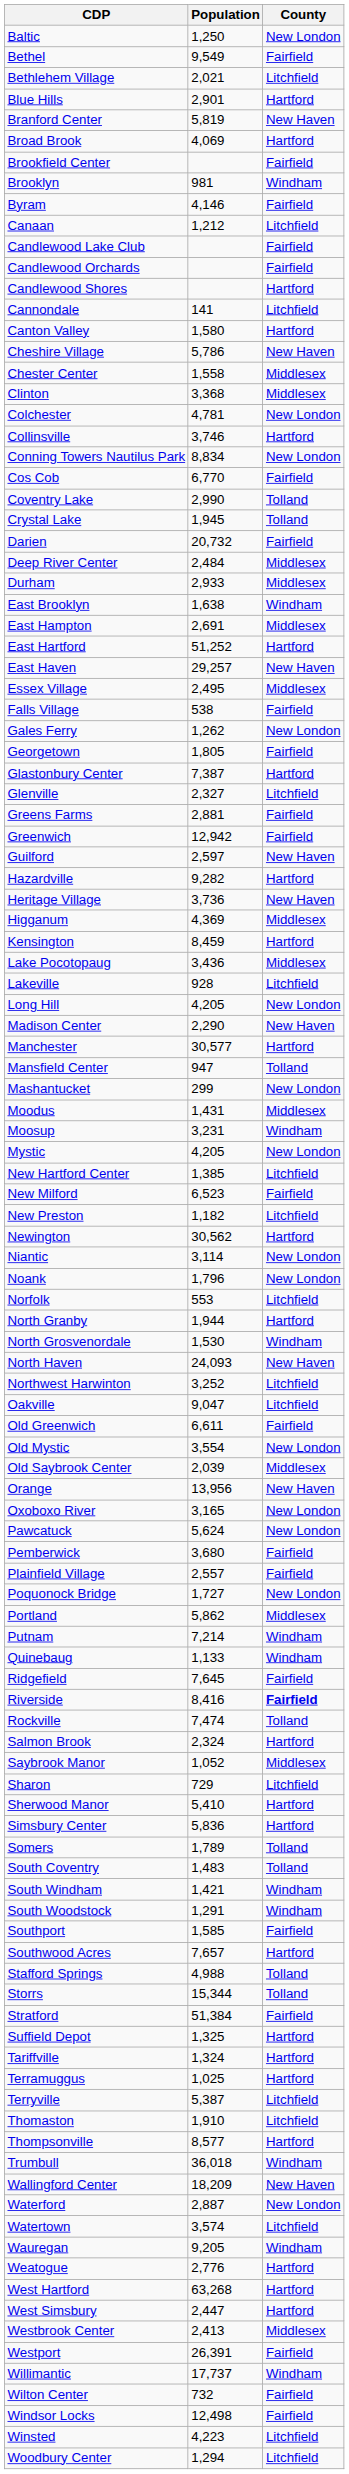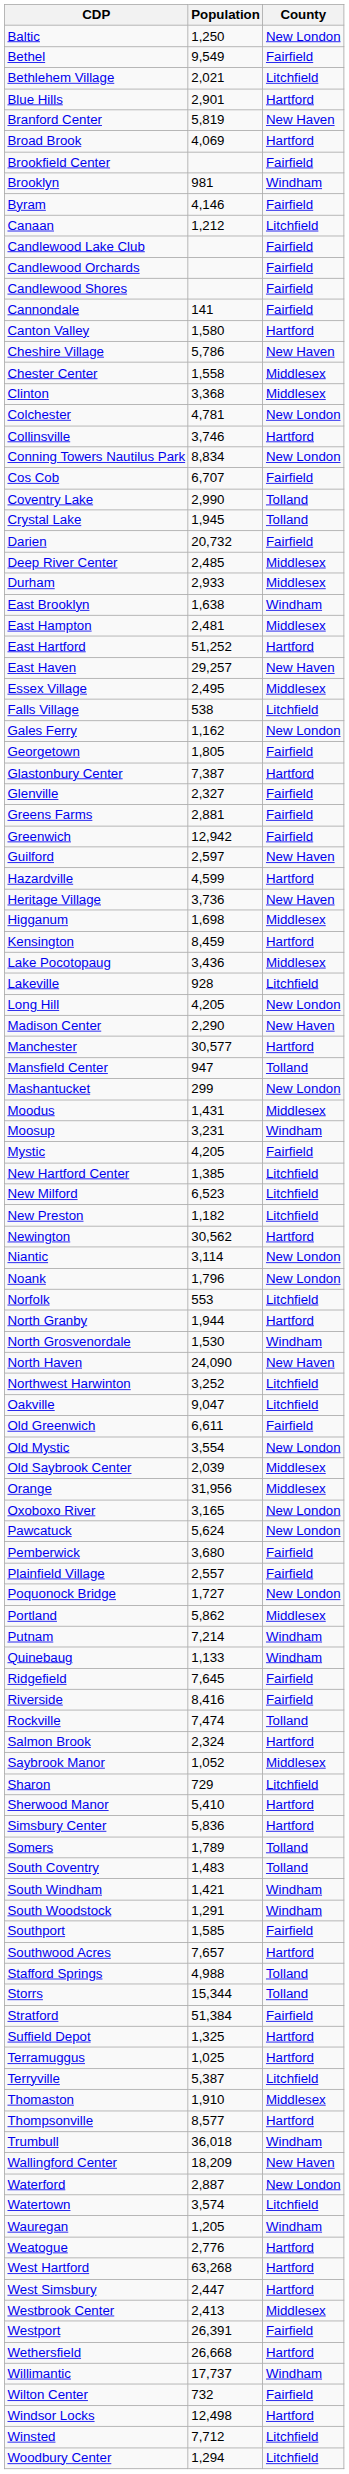(290, 288) Hartford -> (290, 288) Fairfield
(292, 309) Litchfield -> (290, 309) Fairfield
(208, 478) 6,770 -> (208, 478) 6,707
(208, 562) 2,484 -> (208, 562) 2,485
(208, 625) 2,691 -> (208, 625) 2,481
(290, 710) Fairfield -> (292, 710) Litchfield
(208, 731) 1,262 -> (208, 731) 1,162
(292, 794) Litchfield -> (290, 794) Fairfield
(208, 878) 9,282 -> (208, 878) 4,599
(208, 920) 4,369 -> (208, 920) 1,698
(303, 1152) New London -> (290, 1152) Fairfield
(290, 1194) Fairfield -> (292, 1194) Litchfield
(212, 1362) 24,093 -> (212, 1362) 24,090
(212, 1489) 13,956 -> (212, 1489) 31,956
(300, 1489) New Haven -> (296, 1489) Middlesex
(292, 1699) bold -> (290, 1699) normal
- row: (33, 2057)
(292, 2121) Litchfield -> (296, 2100) Middlesex
(208, 2247) 9,205 -> (208, 2226) 1,205
+ row: (44, 2352)
(290, 2416) Fairfield -> (290, 2416) Hartford
(208, 2437) 4,223 -> (208, 2437) 7,712
